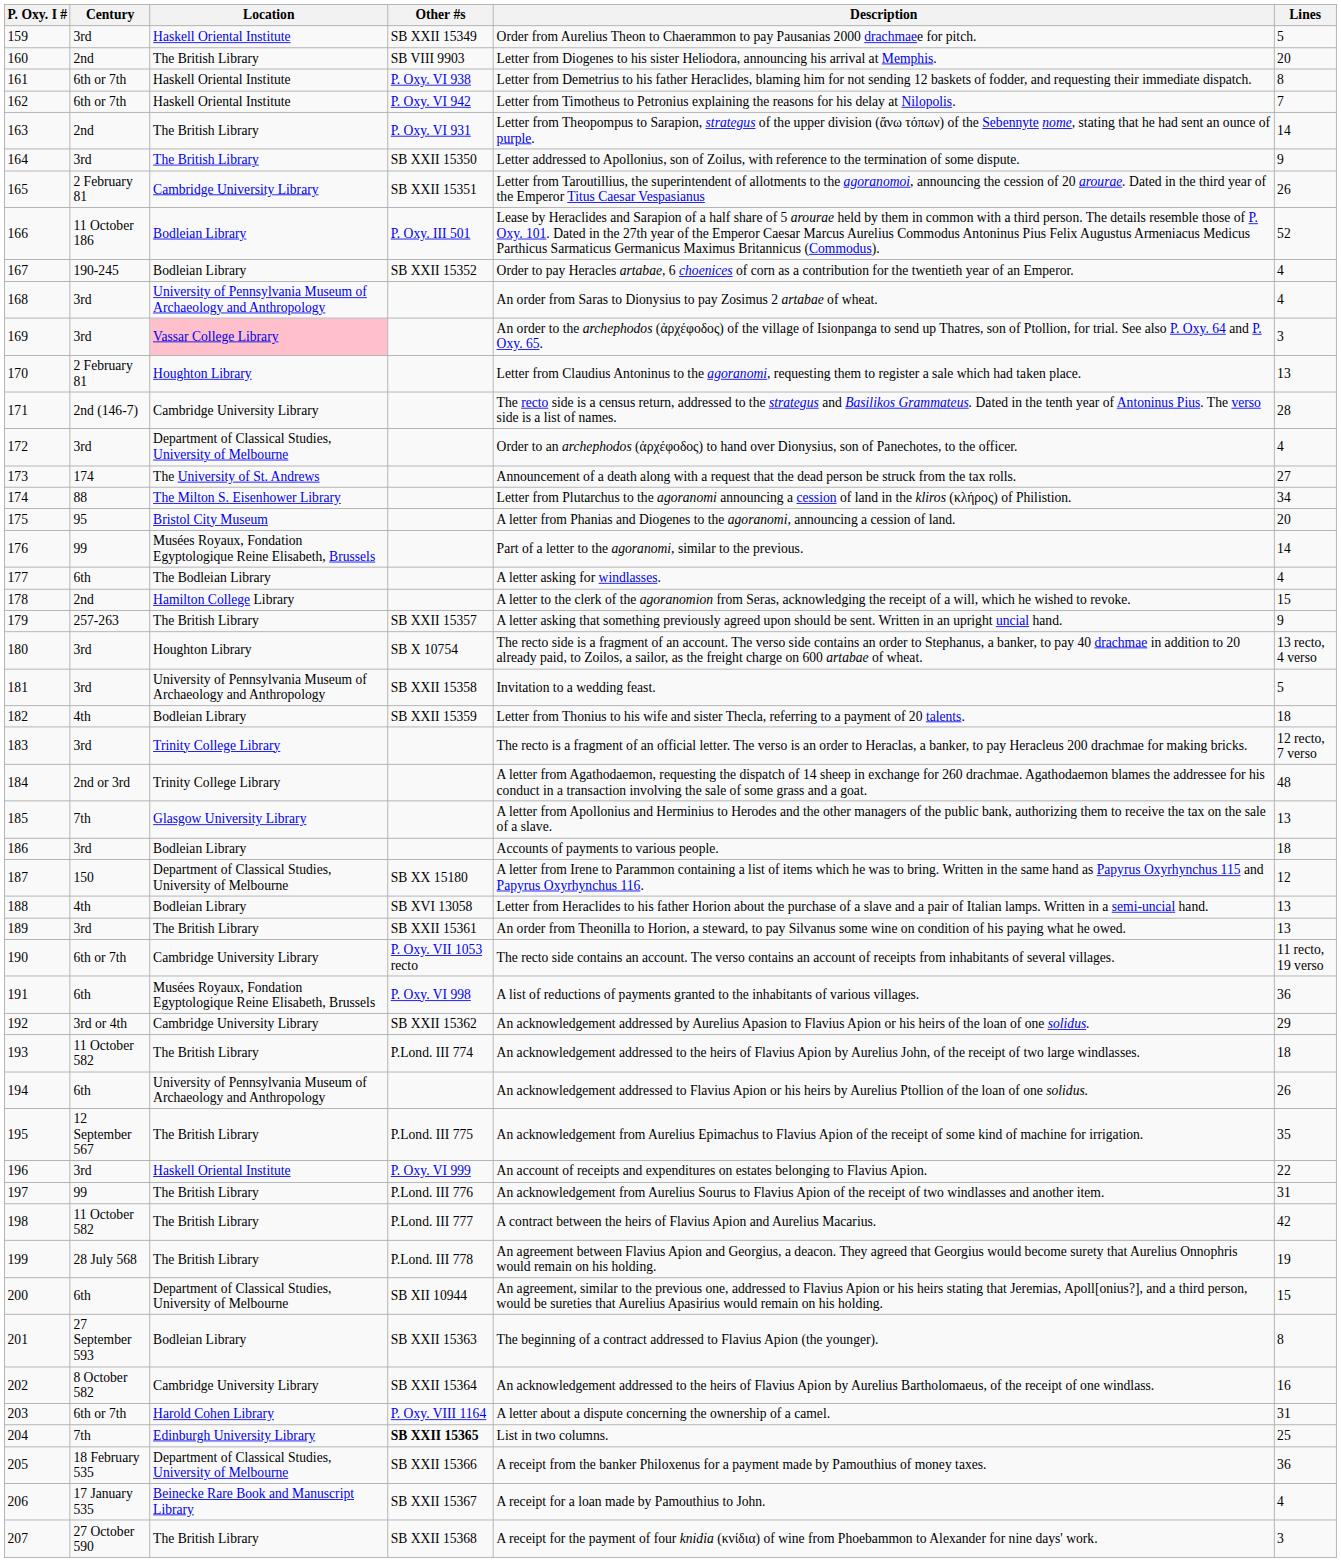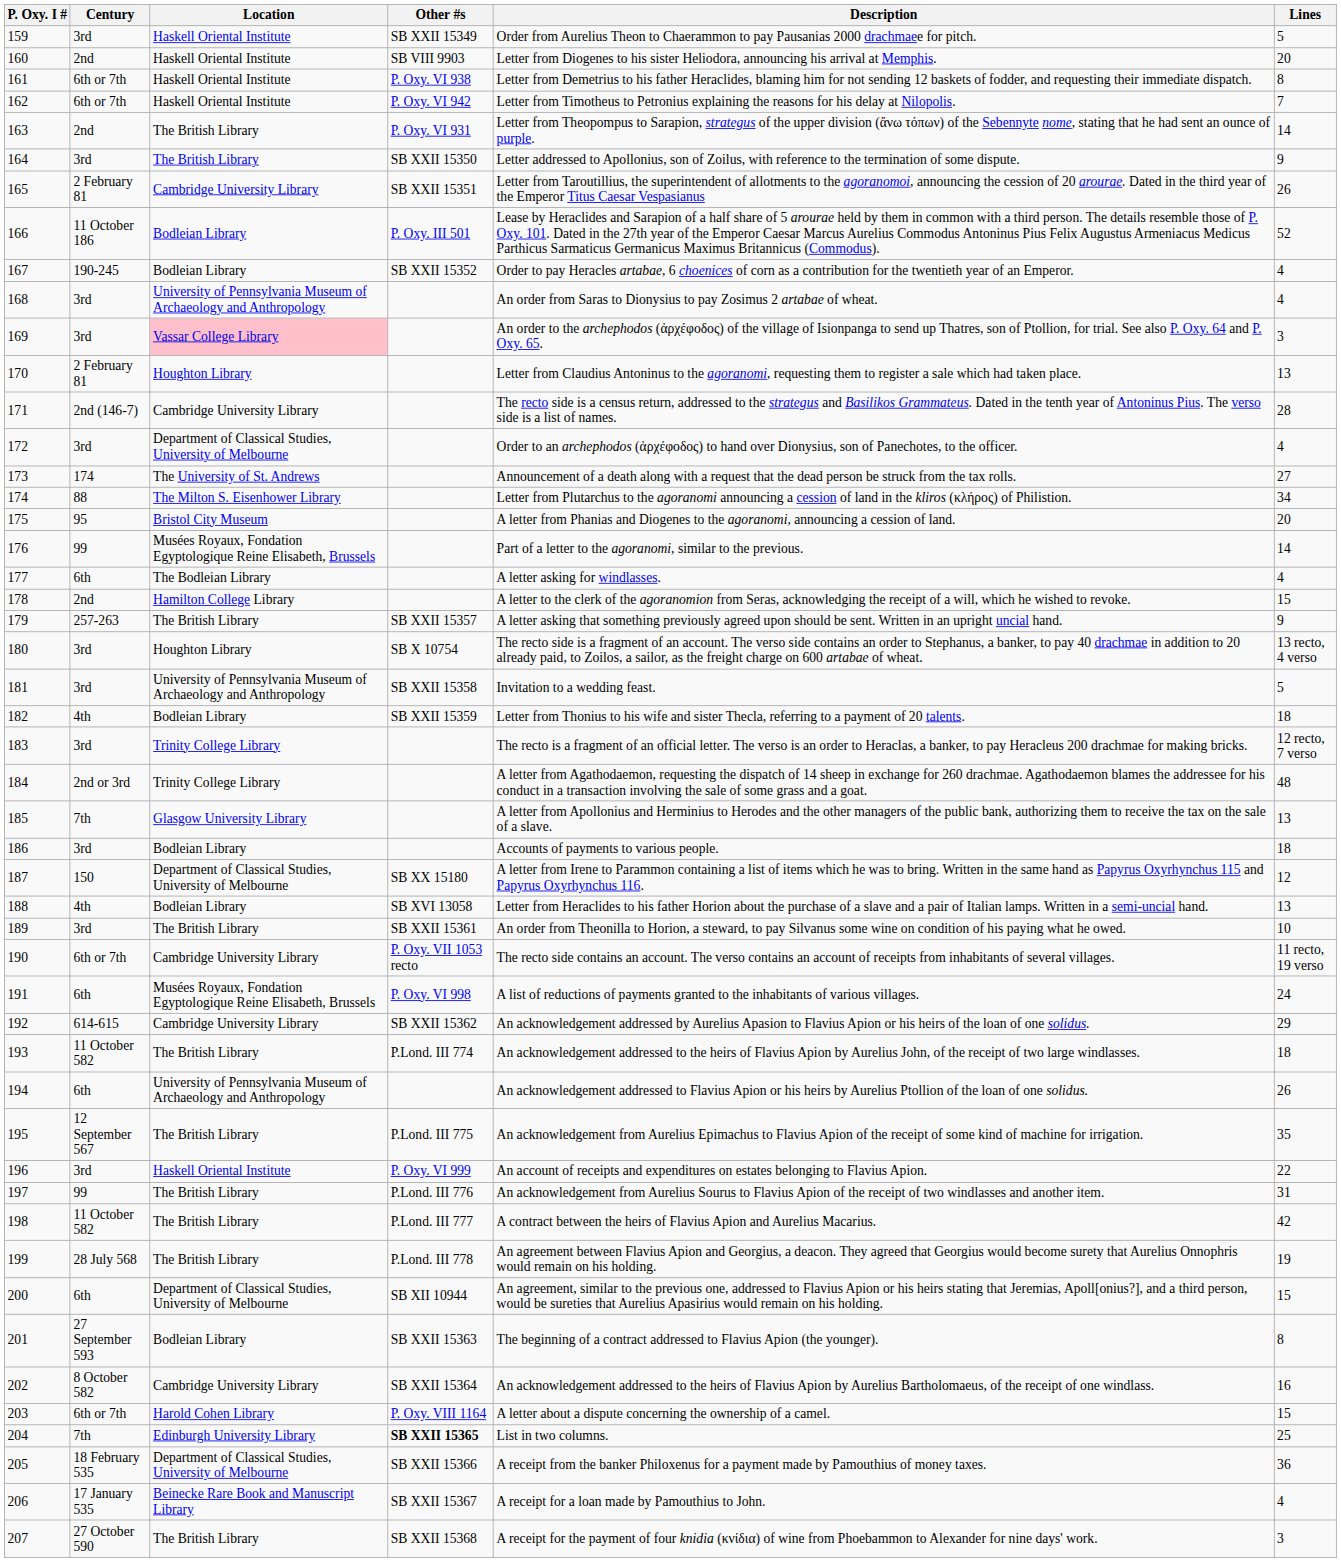(206, 58) The British Library -> (222, 58) Haskell Oriental Institute
(1284, 928) 13 -> (1284, 928) 10
(1284, 994) 36 -> (1284, 994) 24
(100, 1024) 3rd or 4th -> (96, 1024) 614-615
(1284, 1414) 31 -> (1284, 1414) 15
